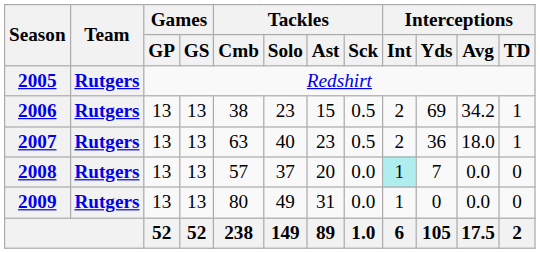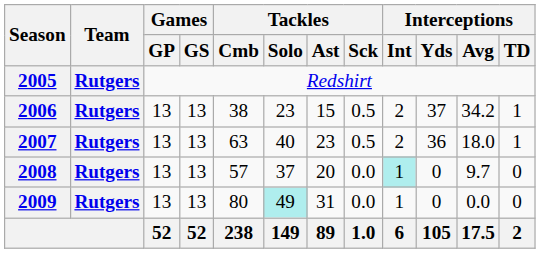(436, 111) 69 -> (436, 111) 37
(436, 171) 7 -> (436, 171) 0
(478, 171) 0.0 -> (478, 171) 9.7
(285, 202) no background -> (285, 202) paleturquoise background
